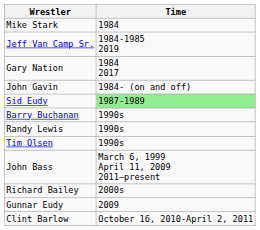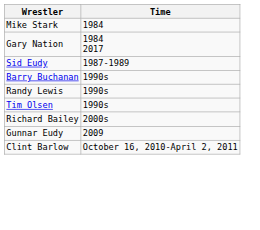- row: (50, 44)
- row: (32, 87)
(122, 101) lightgreen background -> (106, 63) no background
- row: (30, 167)
